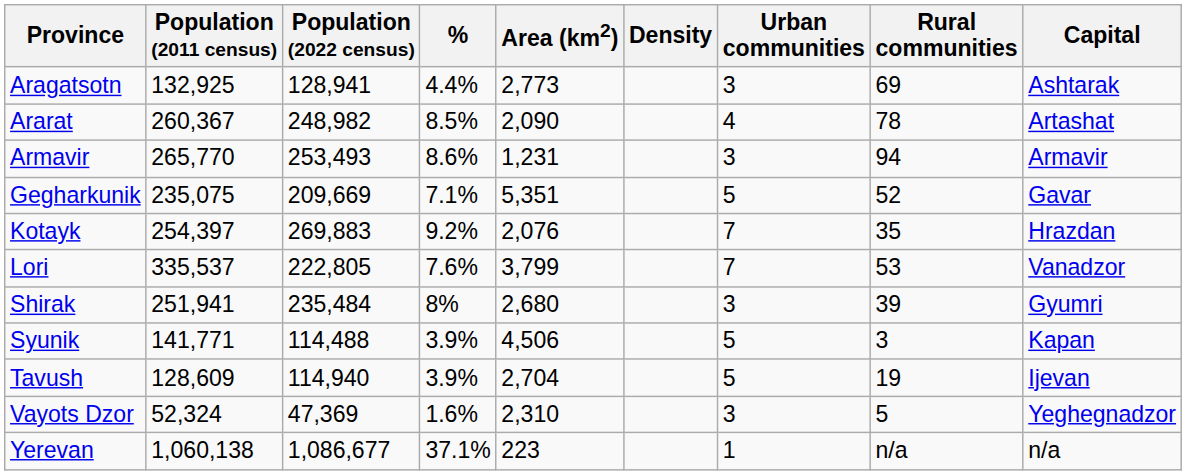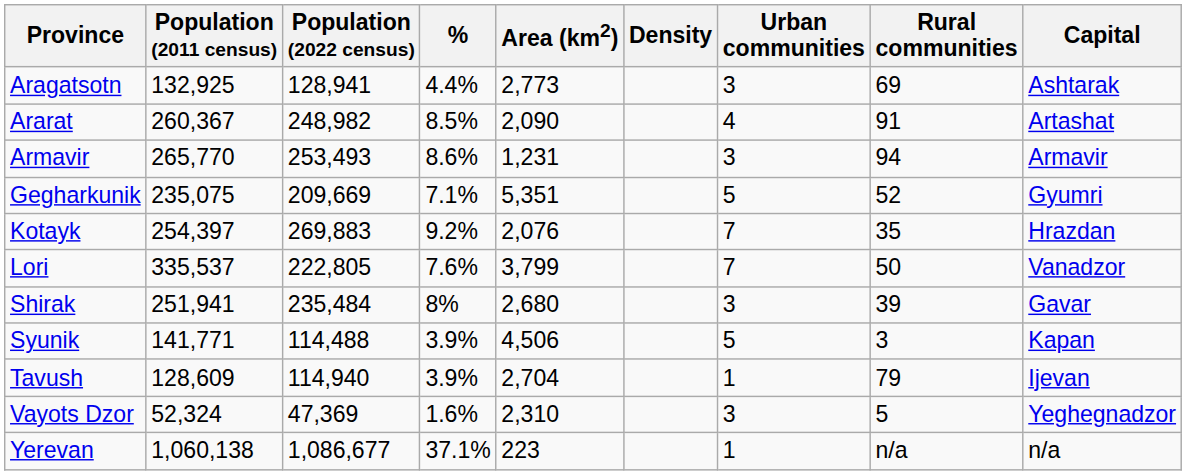(888, 121) 78 -> (888, 121) 91
(1060, 194) Gavar -> (1065, 194) Gyumri
(888, 267) 53 -> (888, 267) 50
(1065, 304) Gyumri -> (1060, 304) Gavar
(729, 377) 5 -> (729, 377) 1
(888, 377) 19 -> (888, 377) 79
